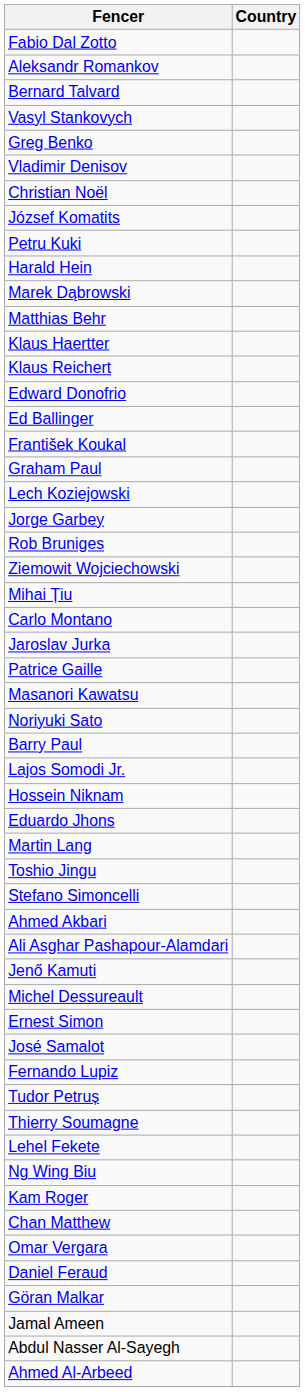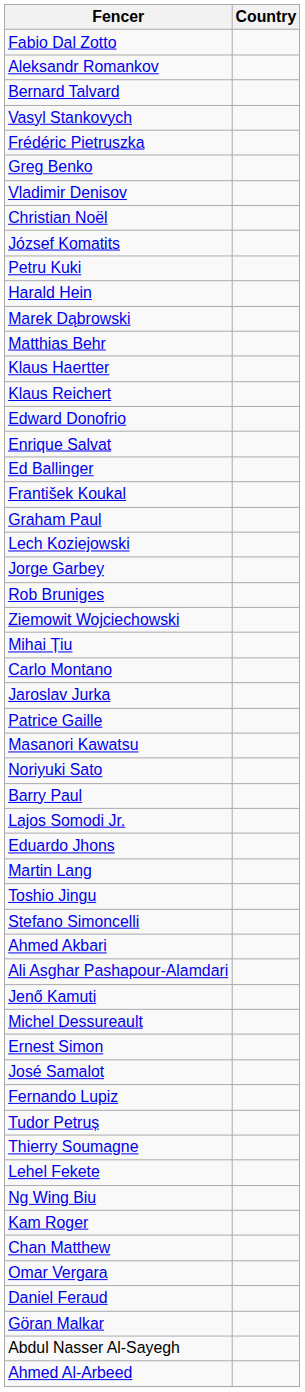+ row: (76, 142)
+ row: (60, 444)
- row: (66, 795)
- row: (56, 1323)
